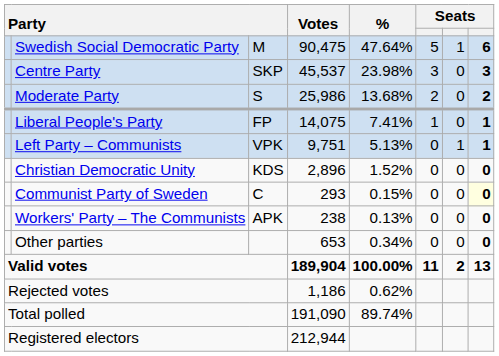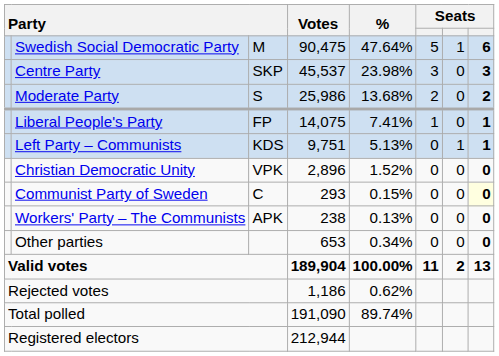(268, 145) VPK -> (268, 145) KDS
(268, 170) KDS -> (268, 170) VPK
